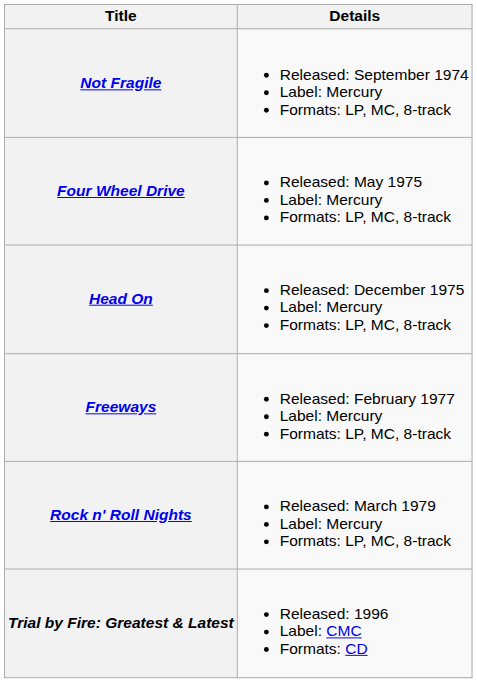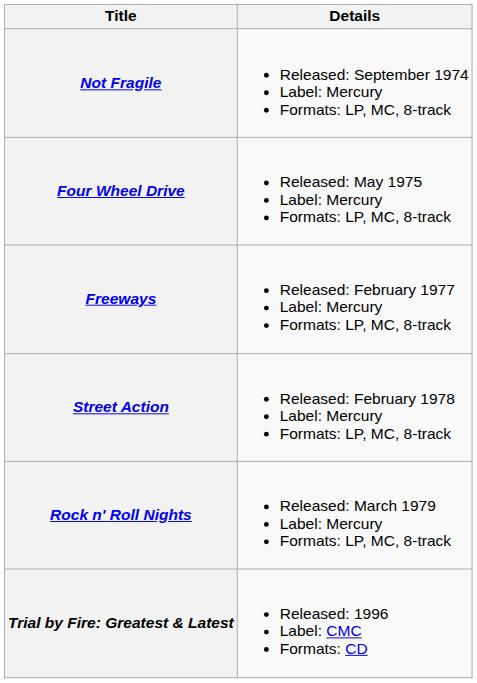- row: (121, 299)
+ row: (121, 407)
